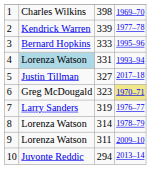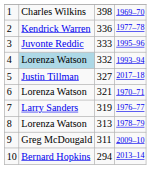(104, 28) 339 -> (104, 28) 336
(56, 44) Bernard Hopkins -> (53, 44) Juvonte Reddic
(104, 60) 331 -> (104, 60) 332
(57, 92) Greg McDougald -> (54, 92) Lorenza Watson
(104, 92) 323 -> (104, 92) 321
(130, 92) khaki background -> (130, 92) no background
(104, 124) 314 -> (104, 124) 313
(54, 140) Lorenza Watson -> (57, 140) Greg McDougald
(53, 156) Juvonte Reddic -> (56, 156) Bernard Hopkins
